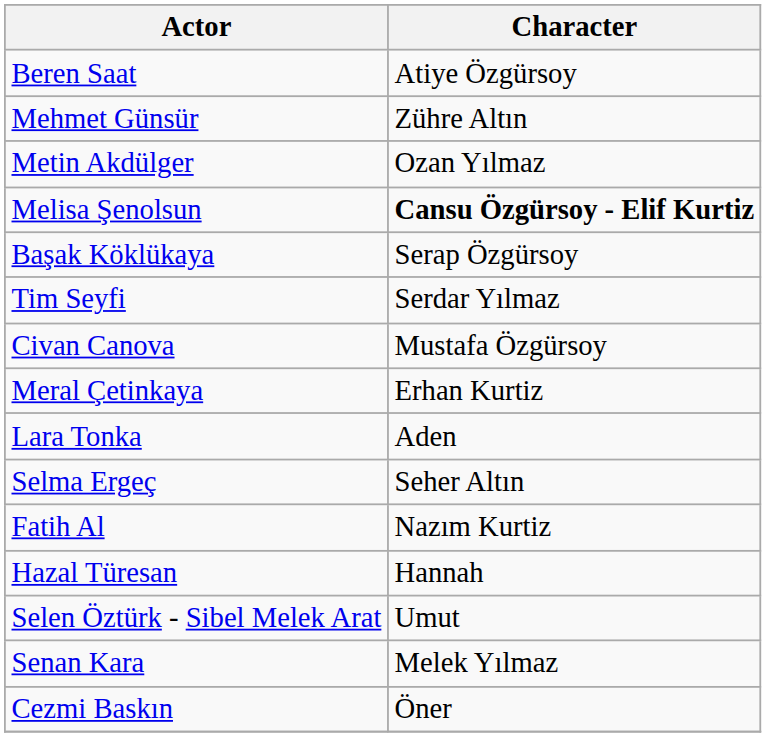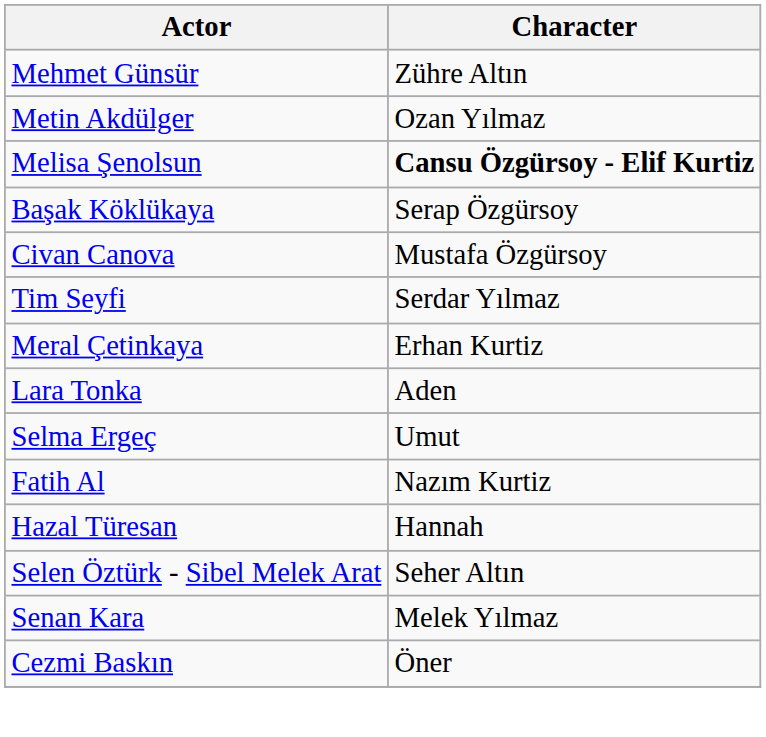- row: (74, 72)
rows swapped: (93, 345) <-> (69, 299)
(459, 481) Seher Altın -> (427, 436) Umut
(427, 617) Umut -> (459, 572) Seher Altın
